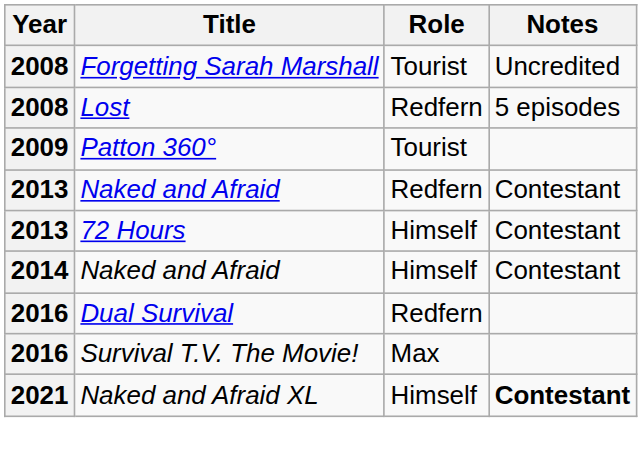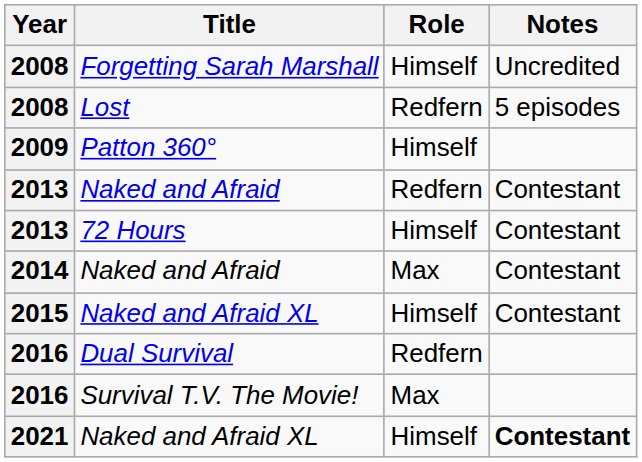(429, 66) Tourist -> (434, 66) Himself
(429, 148) Tourist -> (434, 148) Himself
(434, 271) Himself -> (415, 271) Max
+ row: (40, 312)
